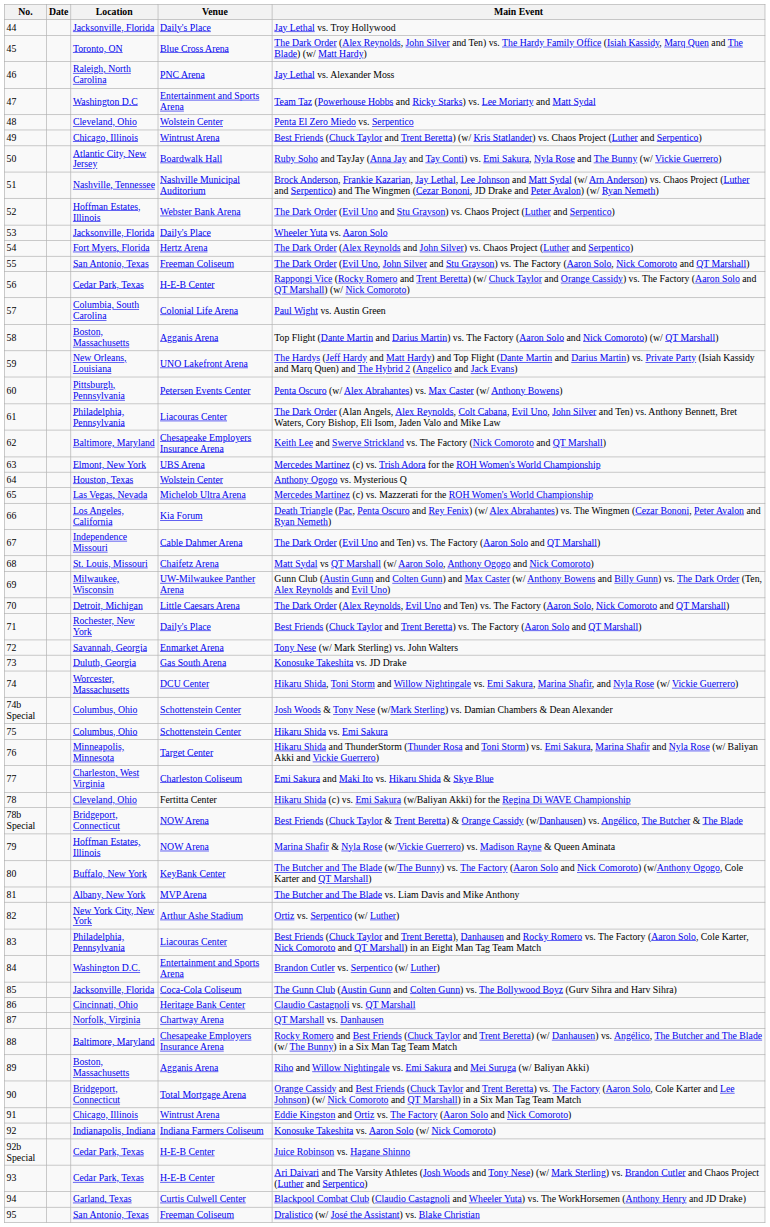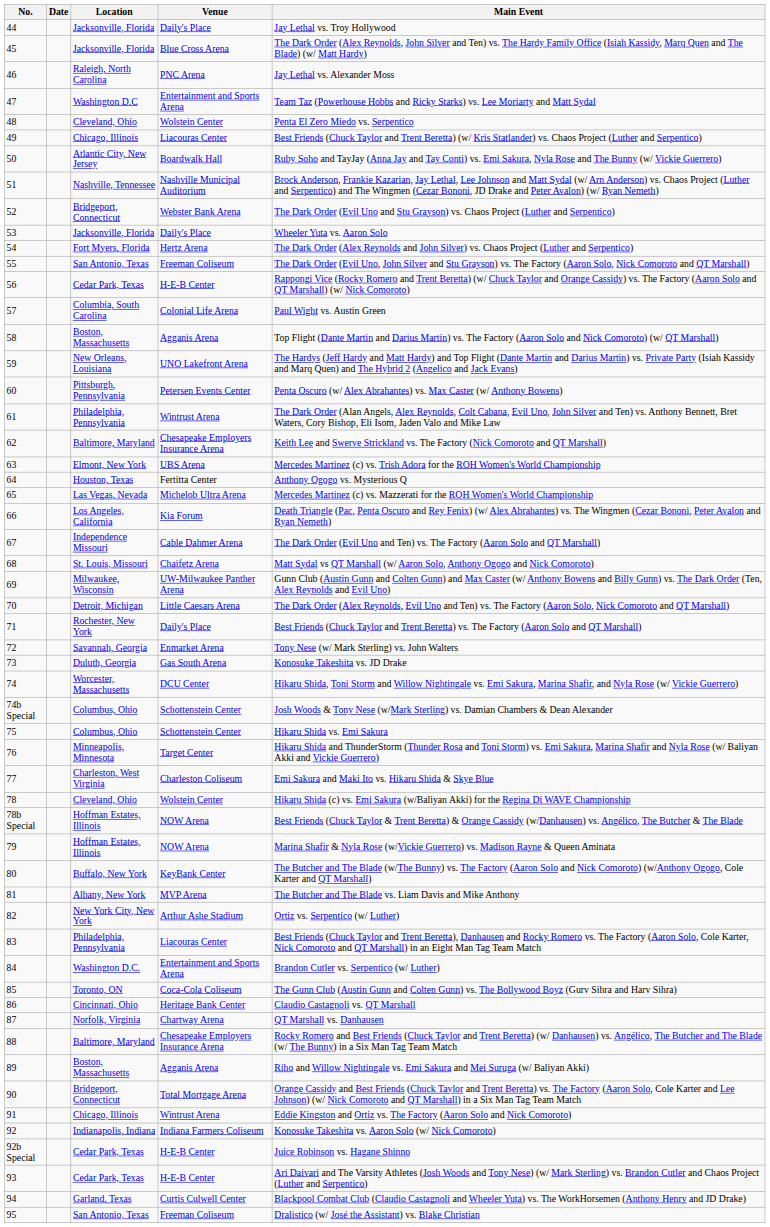(98, 48) Toronto, ON -> (114, 48) Jacksonville, Florida
(190, 138) Wintrust Arena -> (194, 138) Liacouras Center
(107, 211) Hoffman Estates, Illinois -> (96, 211) Bridgeport, Connecticut
(194, 417) Liacouras Center -> (190, 417) Wintrust Arena
(192, 480) Wolstein Center -> (188, 480) Fertitta Center
(188, 800) Fertitta Center -> (192, 800) Wolstein Center
(96, 821) Bridgeport, Connecticut -> (107, 821) Hoffman Estates, Illinois
(114, 989) Jacksonville, Florida -> (98, 989) Toronto, ON
